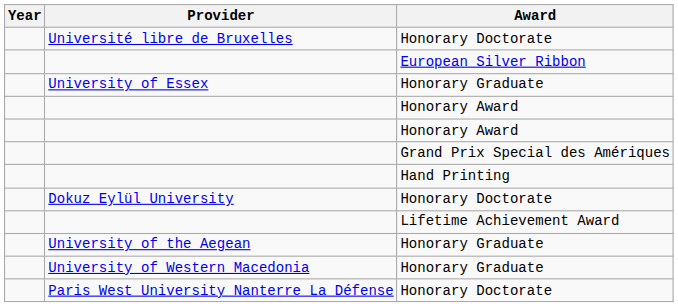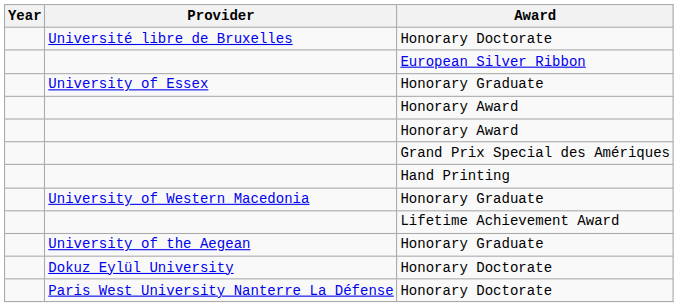rows swapped: (179, 268) <-> (141, 199)
